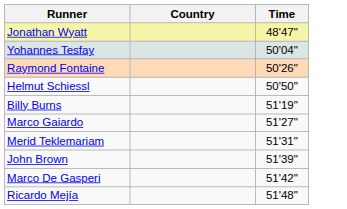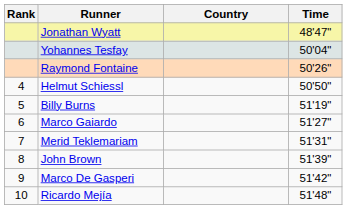+ column: (21, 14)
